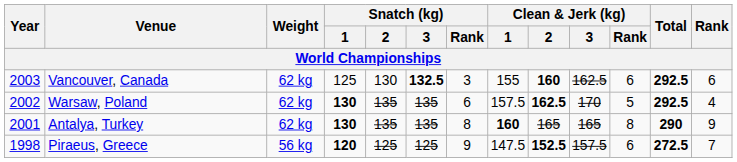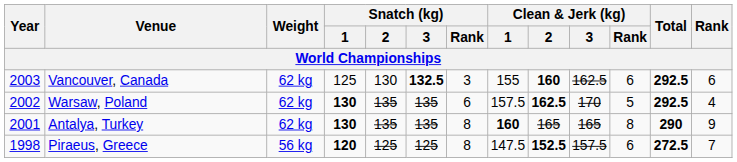(467, 146) 9 -> (467, 146) 8
